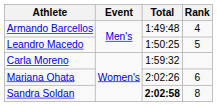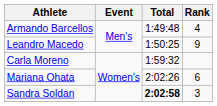(197, 45) 5 -> (197, 45) 9
(197, 94) 8 -> (197, 94) 3
